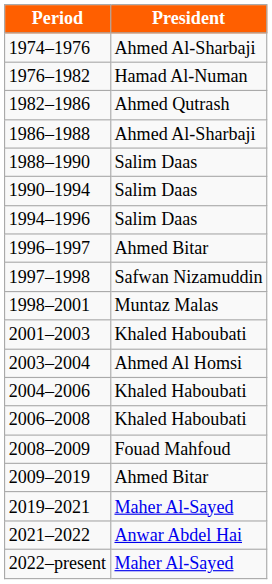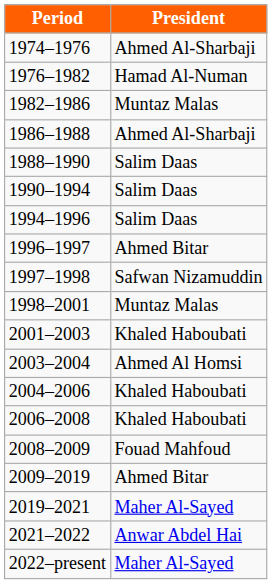(172, 104) Ahmed Qutrash -> (166, 104) Muntaz Malas
